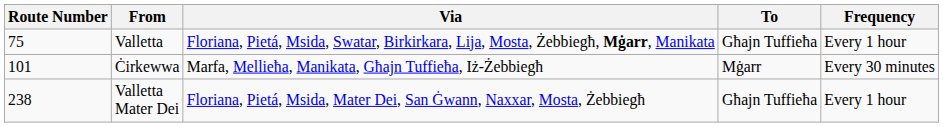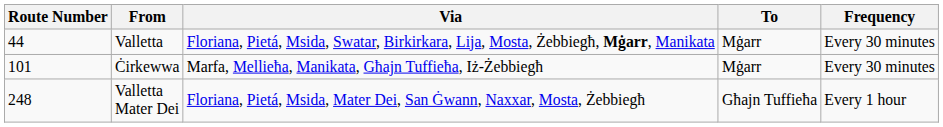(16, 41) 75 -> (16, 41) 44
(770, 41) Għajn Tuffieħa -> (742, 41) Mġarr
(865, 41) Every 1 hour -> (880, 41) Every 30 minutes
(20, 100) 238 -> (20, 100) 248
